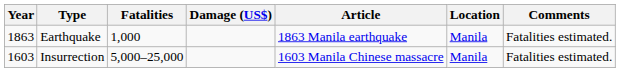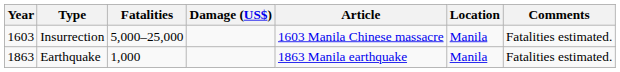rows swapped: (72, 57) <-> (70, 36)
